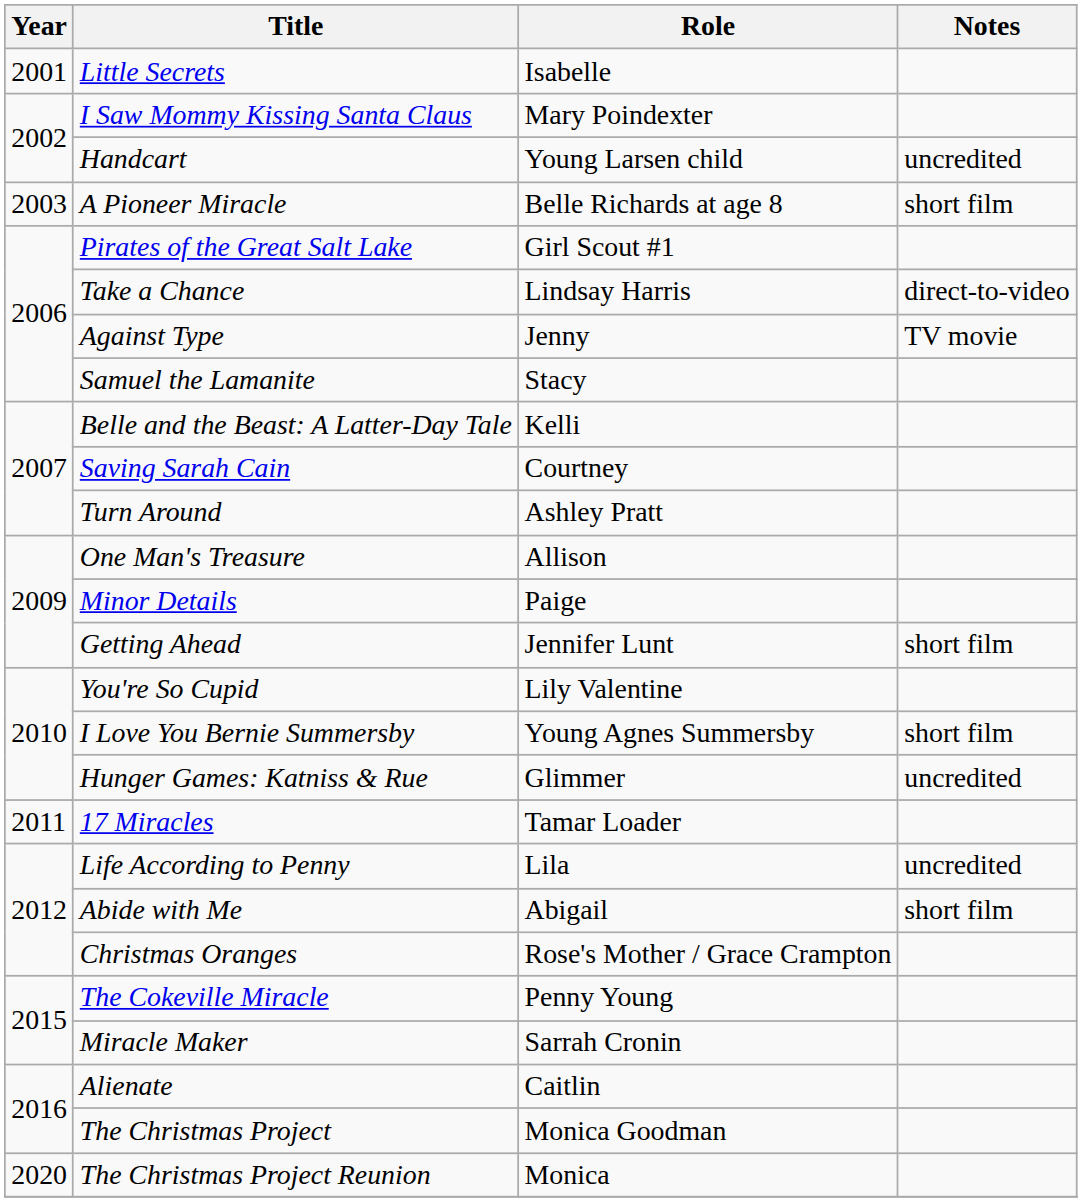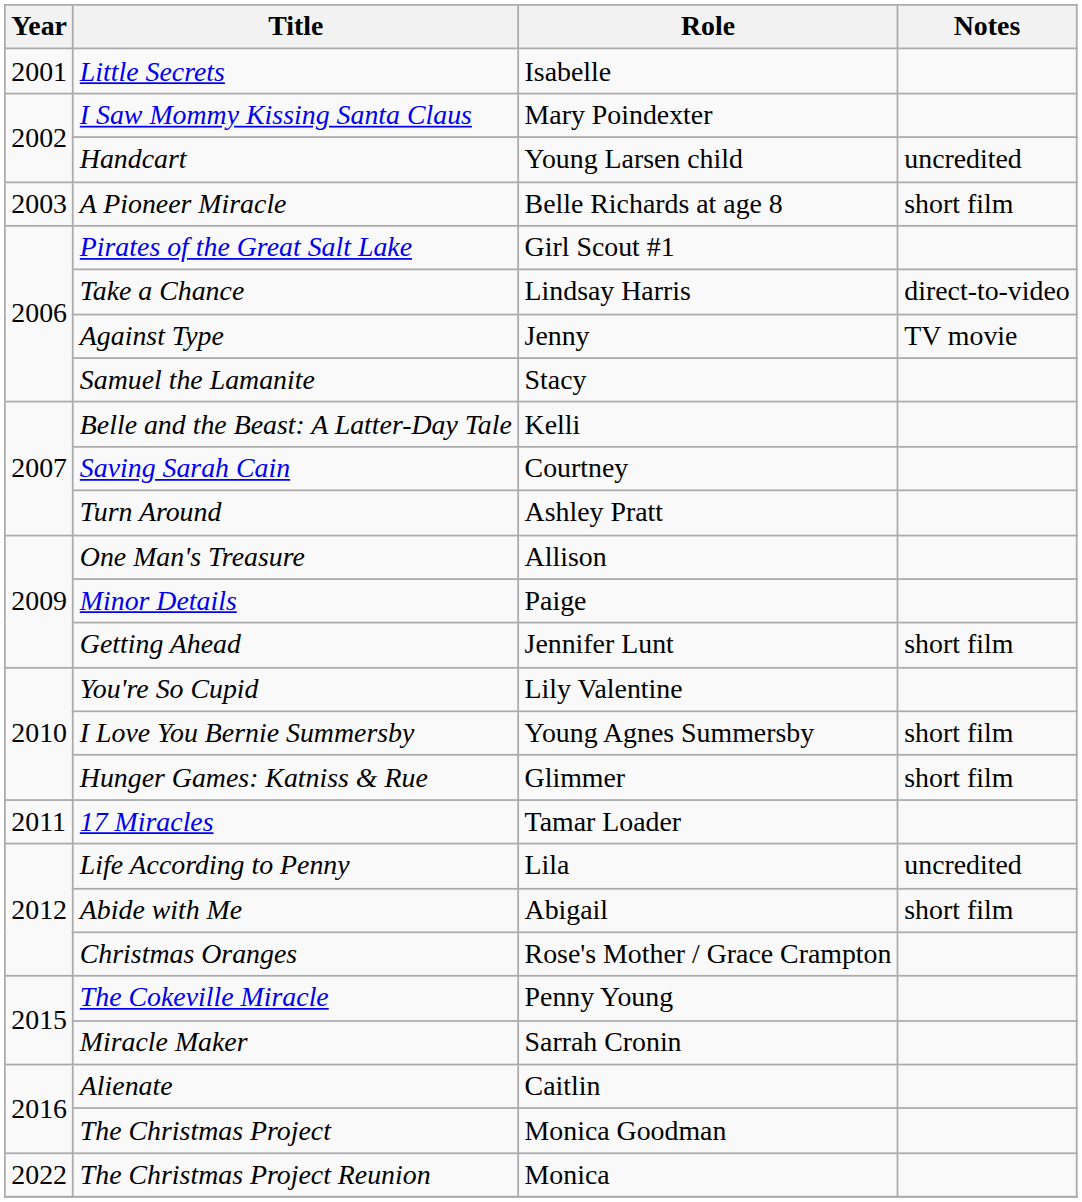(963, 777) uncredited -> (959, 777) short film
(39, 1174) 2020 -> (39, 1174) 2022
